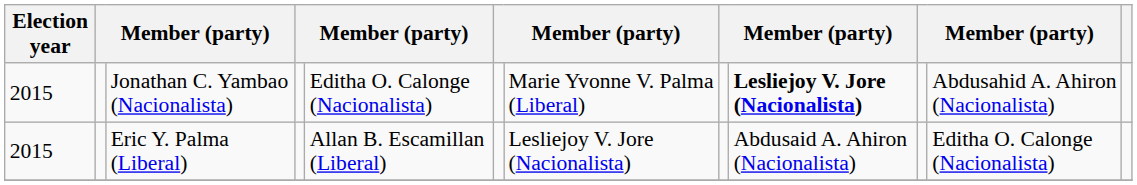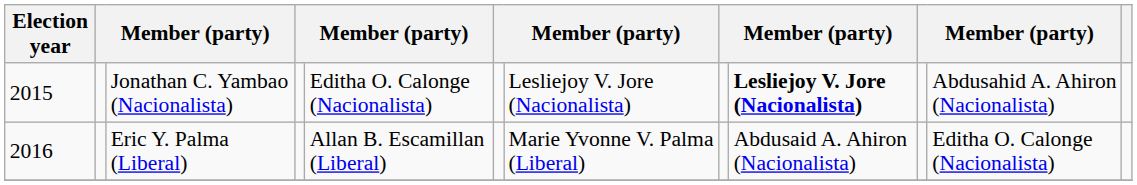(611, 92) Marie Yvonne V. Palma (Liberal) -> (581, 92) Lesliejoy V. Jore (Nacionalista)
(31, 150) 2015 -> (31, 150) 2016
(581, 150) Lesliejoy V. Jore (Nacionalista) -> (611, 150) Marie Yvonne V. Palma (Liberal)
